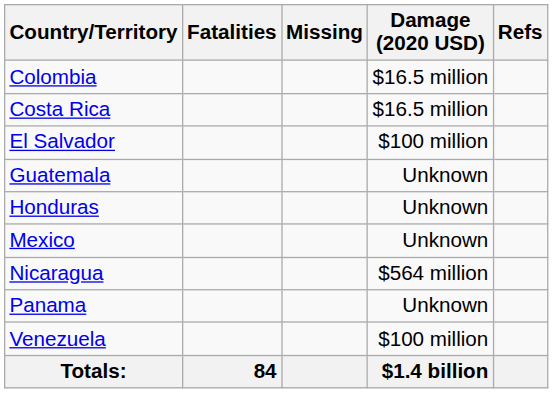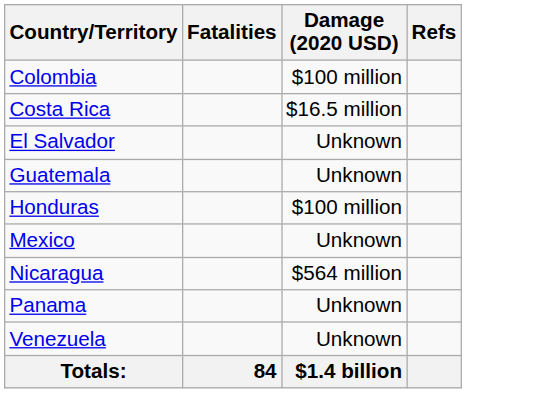- column: (325, 32)
(430, 76) $16.5 million -> (347, 76) $100 million
(433, 142) $100 million -> (359, 142) Unknown
(445, 207) Unknown -> (347, 207) $100 million
(433, 338) $100 million -> (359, 338) Unknown
